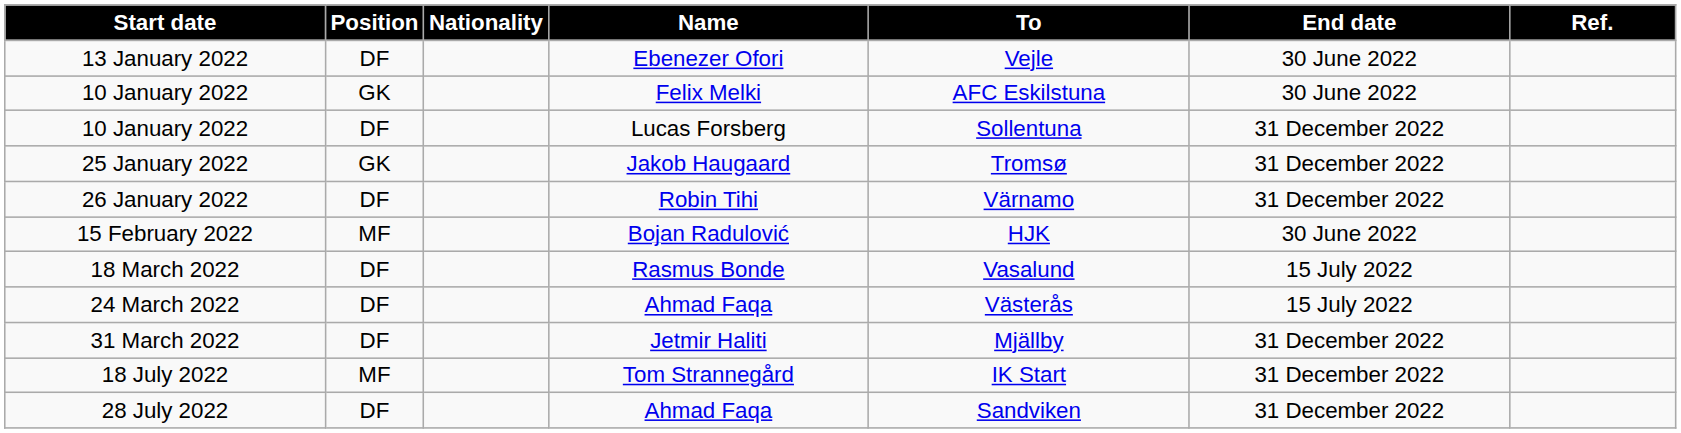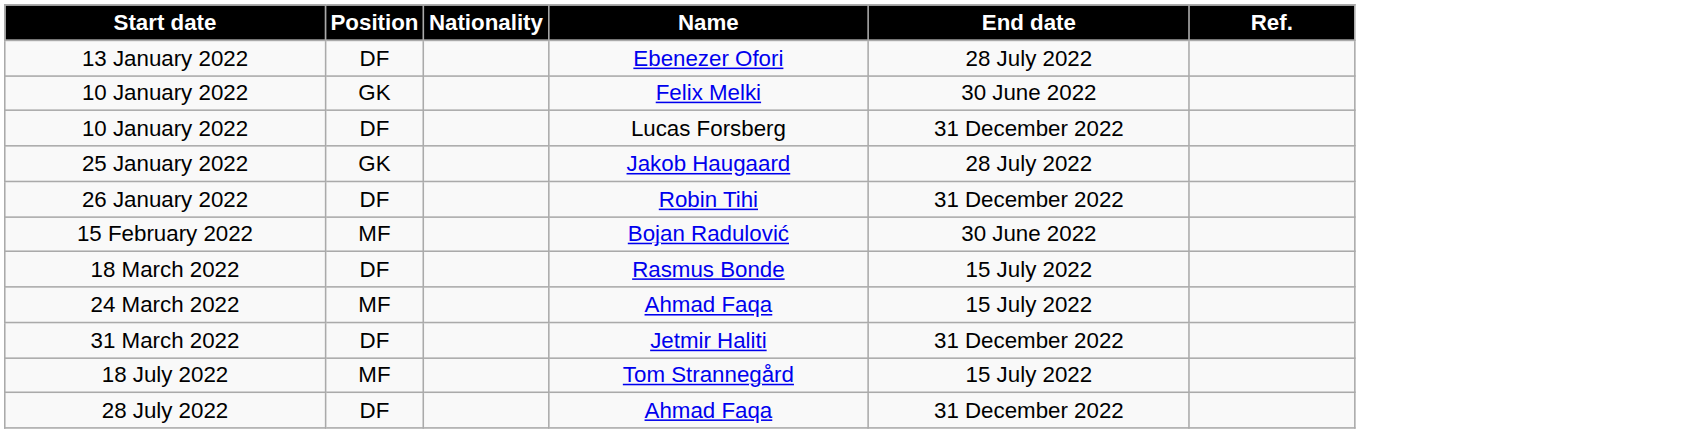- column: (1029, 23)
(1349, 58) 30 June 2022 -> (1029, 58) 28 July 2022
(1349, 164) 31 December 2022 -> (1029, 164) 28 July 2022
(374, 305) DF -> (374, 305) MF
(1349, 375) 31 December 2022 -> (1029, 375) 15 July 2022
